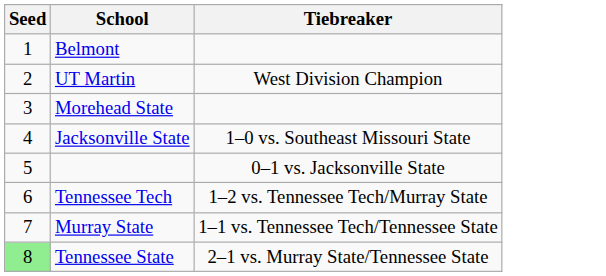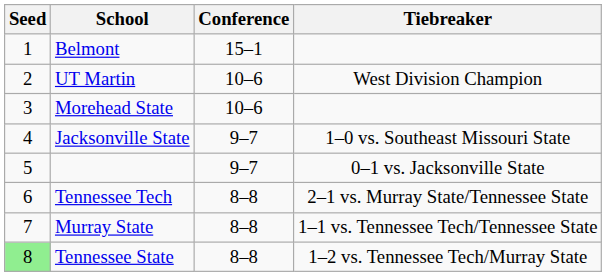+ column: (244, 19)
(348, 197) 1–2 vs. Tennessee Tech/Murray State -> (448, 197) 2–1 vs. Murray State/Tennessee State
(348, 256) 2–1 vs. Murray State/Tennessee State -> (448, 256) 1–2 vs. Tennessee Tech/Murray State
